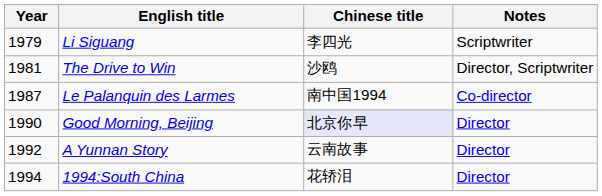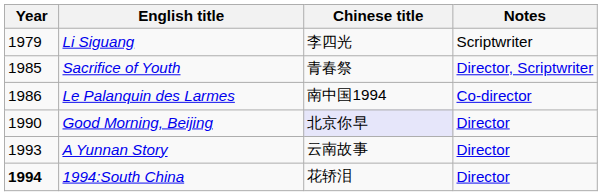- row: (119, 69)
+ row: (121, 69)
(25, 95) 1987 -> (25, 95) 1986
(25, 149) 1992 -> (25, 149) 1993
(25, 176) normal -> (25, 176) bold
